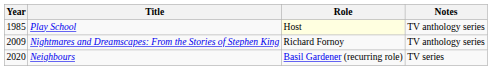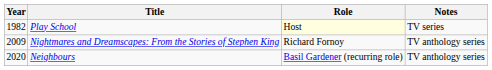(16, 27) 1985 -> (16, 27) 1982
(446, 27) TV anthology series -> (426, 27) TV series
(426, 57) TV series -> (446, 57) TV anthology series
